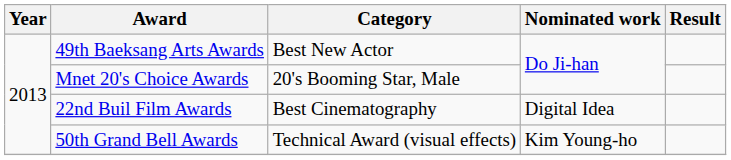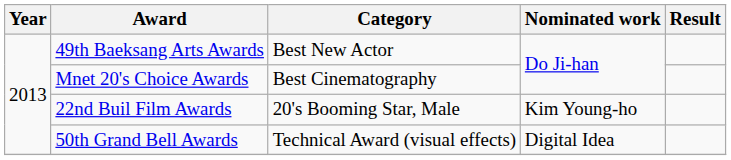(366, 79) 20's Booming Star, Male -> (355, 79) Best Cinematography
(355, 109) Best Cinematography -> (366, 109) 20's Booming Star, Male
(570, 109) Digital Idea -> (581, 109) Kim Young-ho
(581, 139) Kim Young-ho -> (570, 139) Digital Idea
